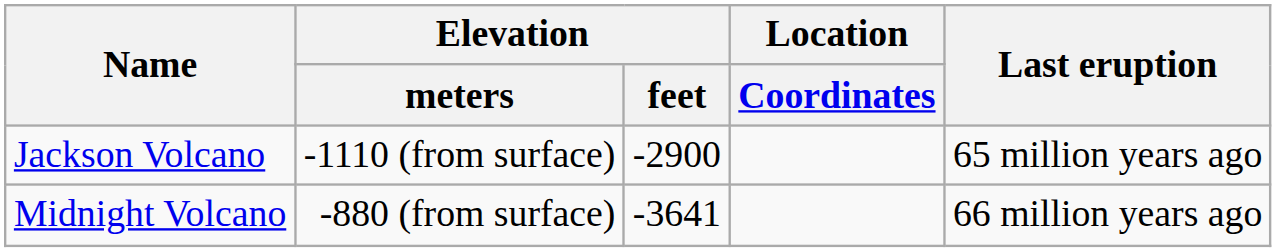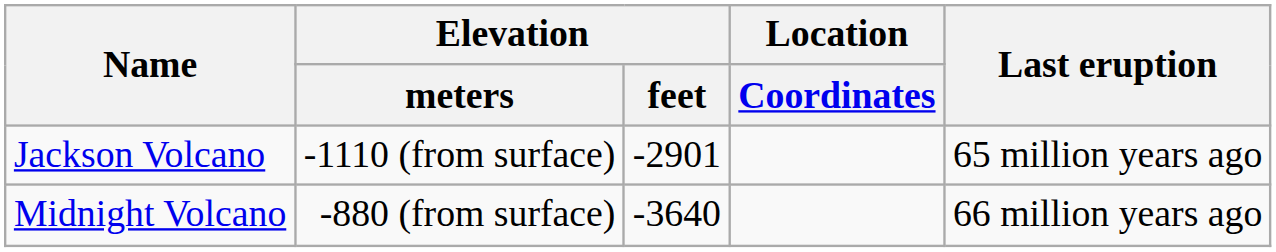(677, 154) -2900 -> (677, 154) -2901
(677, 214) -3641 -> (677, 214) -3640
